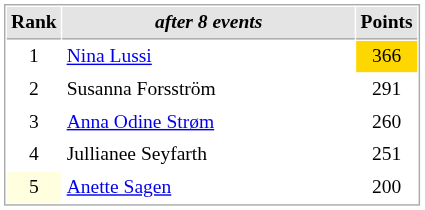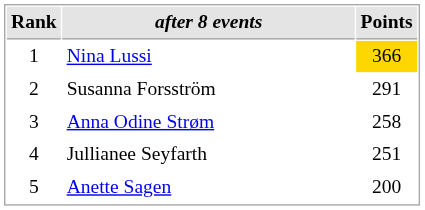(387, 121) 260 -> (387, 121) 258
(34, 186) lightyellow background -> (34, 186) no background
